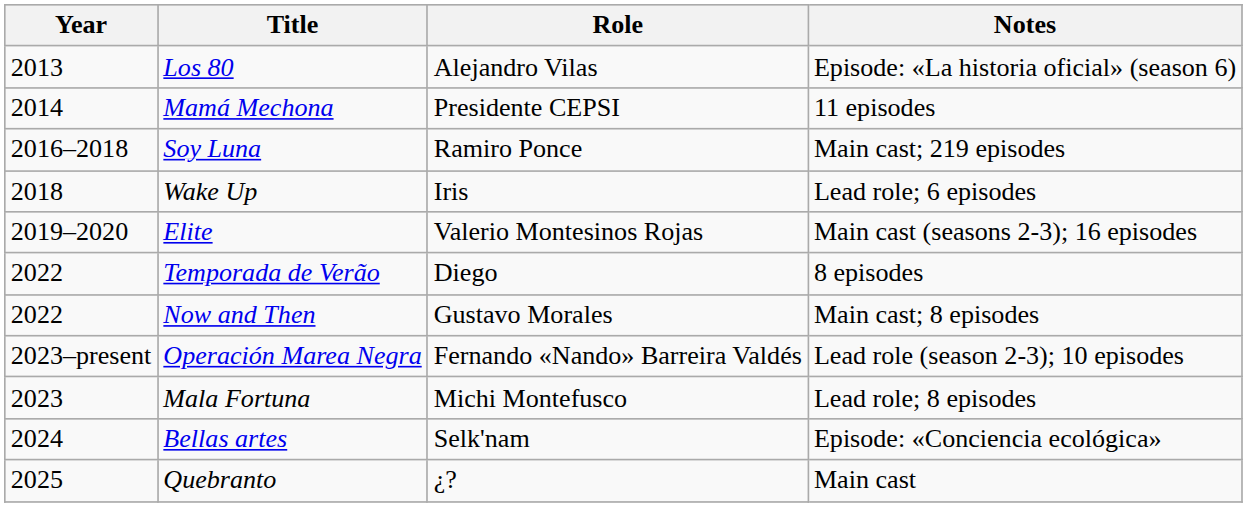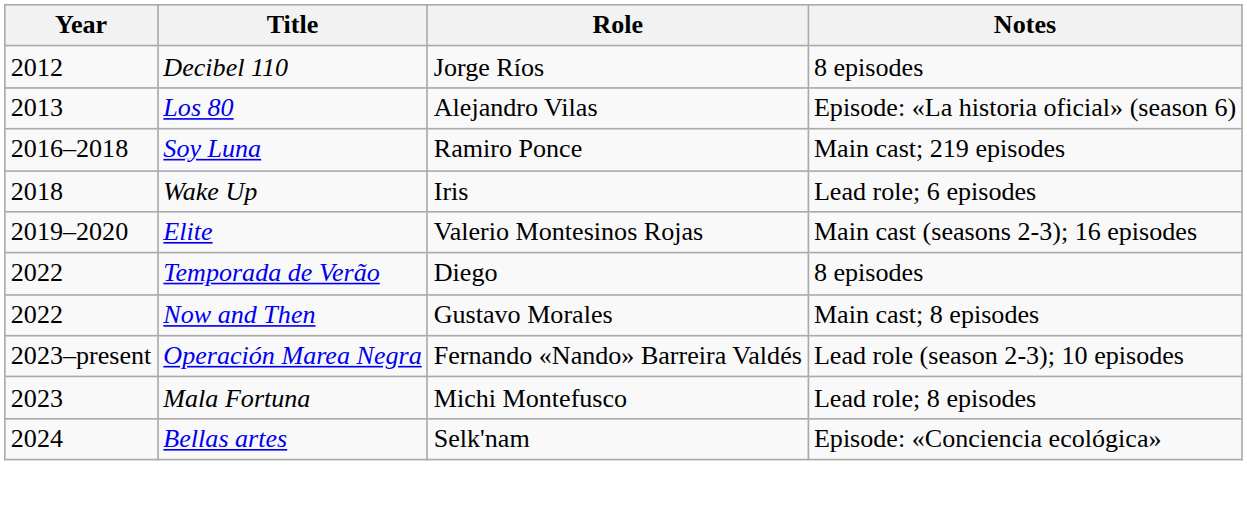+ row: (226, 66)
- row: (248, 107)
- row: (220, 480)
